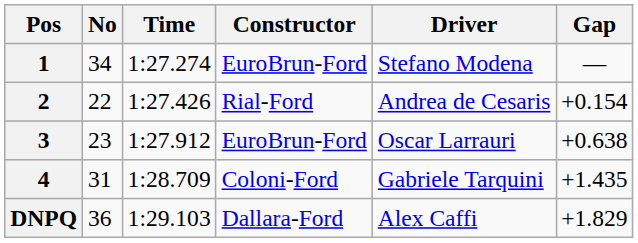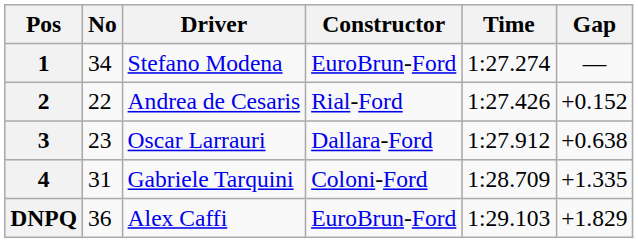columns swapped: (464, 24) <-> (169, 24)
(594, 101) +0.154 -> (594, 101) +0.152
(294, 140) EuroBrun-Ford -> (372, 140) Dallara-Ford
(594, 179) +1.435 -> (594, 179) +1.335
(282, 218) Dallara-Ford -> (384, 218) EuroBrun-Ford
